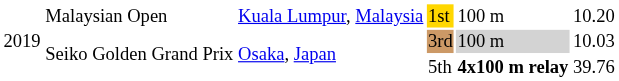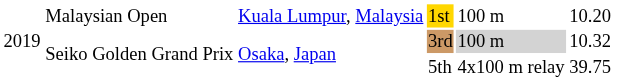(594, 41) 10.03 -> (590, 41) 10.32
(513, 66) bold -> (511, 66) normal
(594, 66) 39.76 -> (590, 66) 39.75
